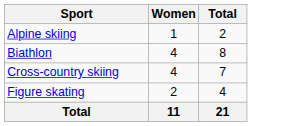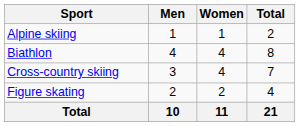+ column: (173, 14)
